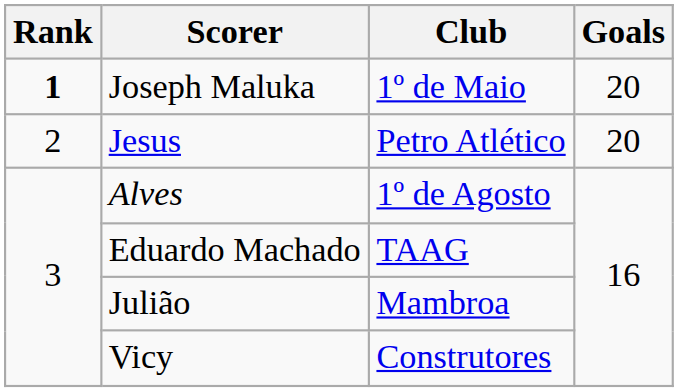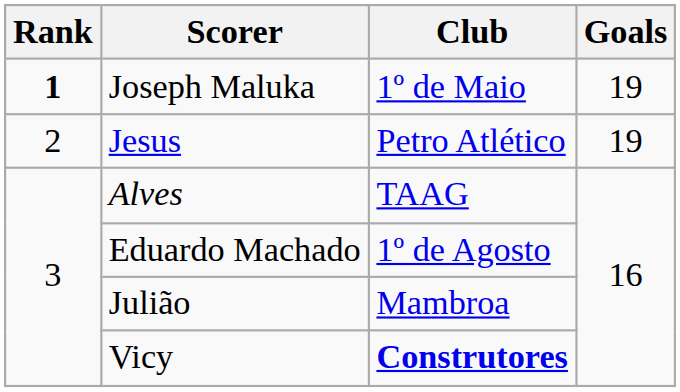(623, 85) 20 -> (626, 85) 19
(623, 140) 20 -> (626, 140) 19
(464, 194) 1º de Agosto -> (423, 194) TAAG
(423, 248) TAAG -> (464, 248) 1º de Agosto
(464, 357) normal -> (472, 357) bold
